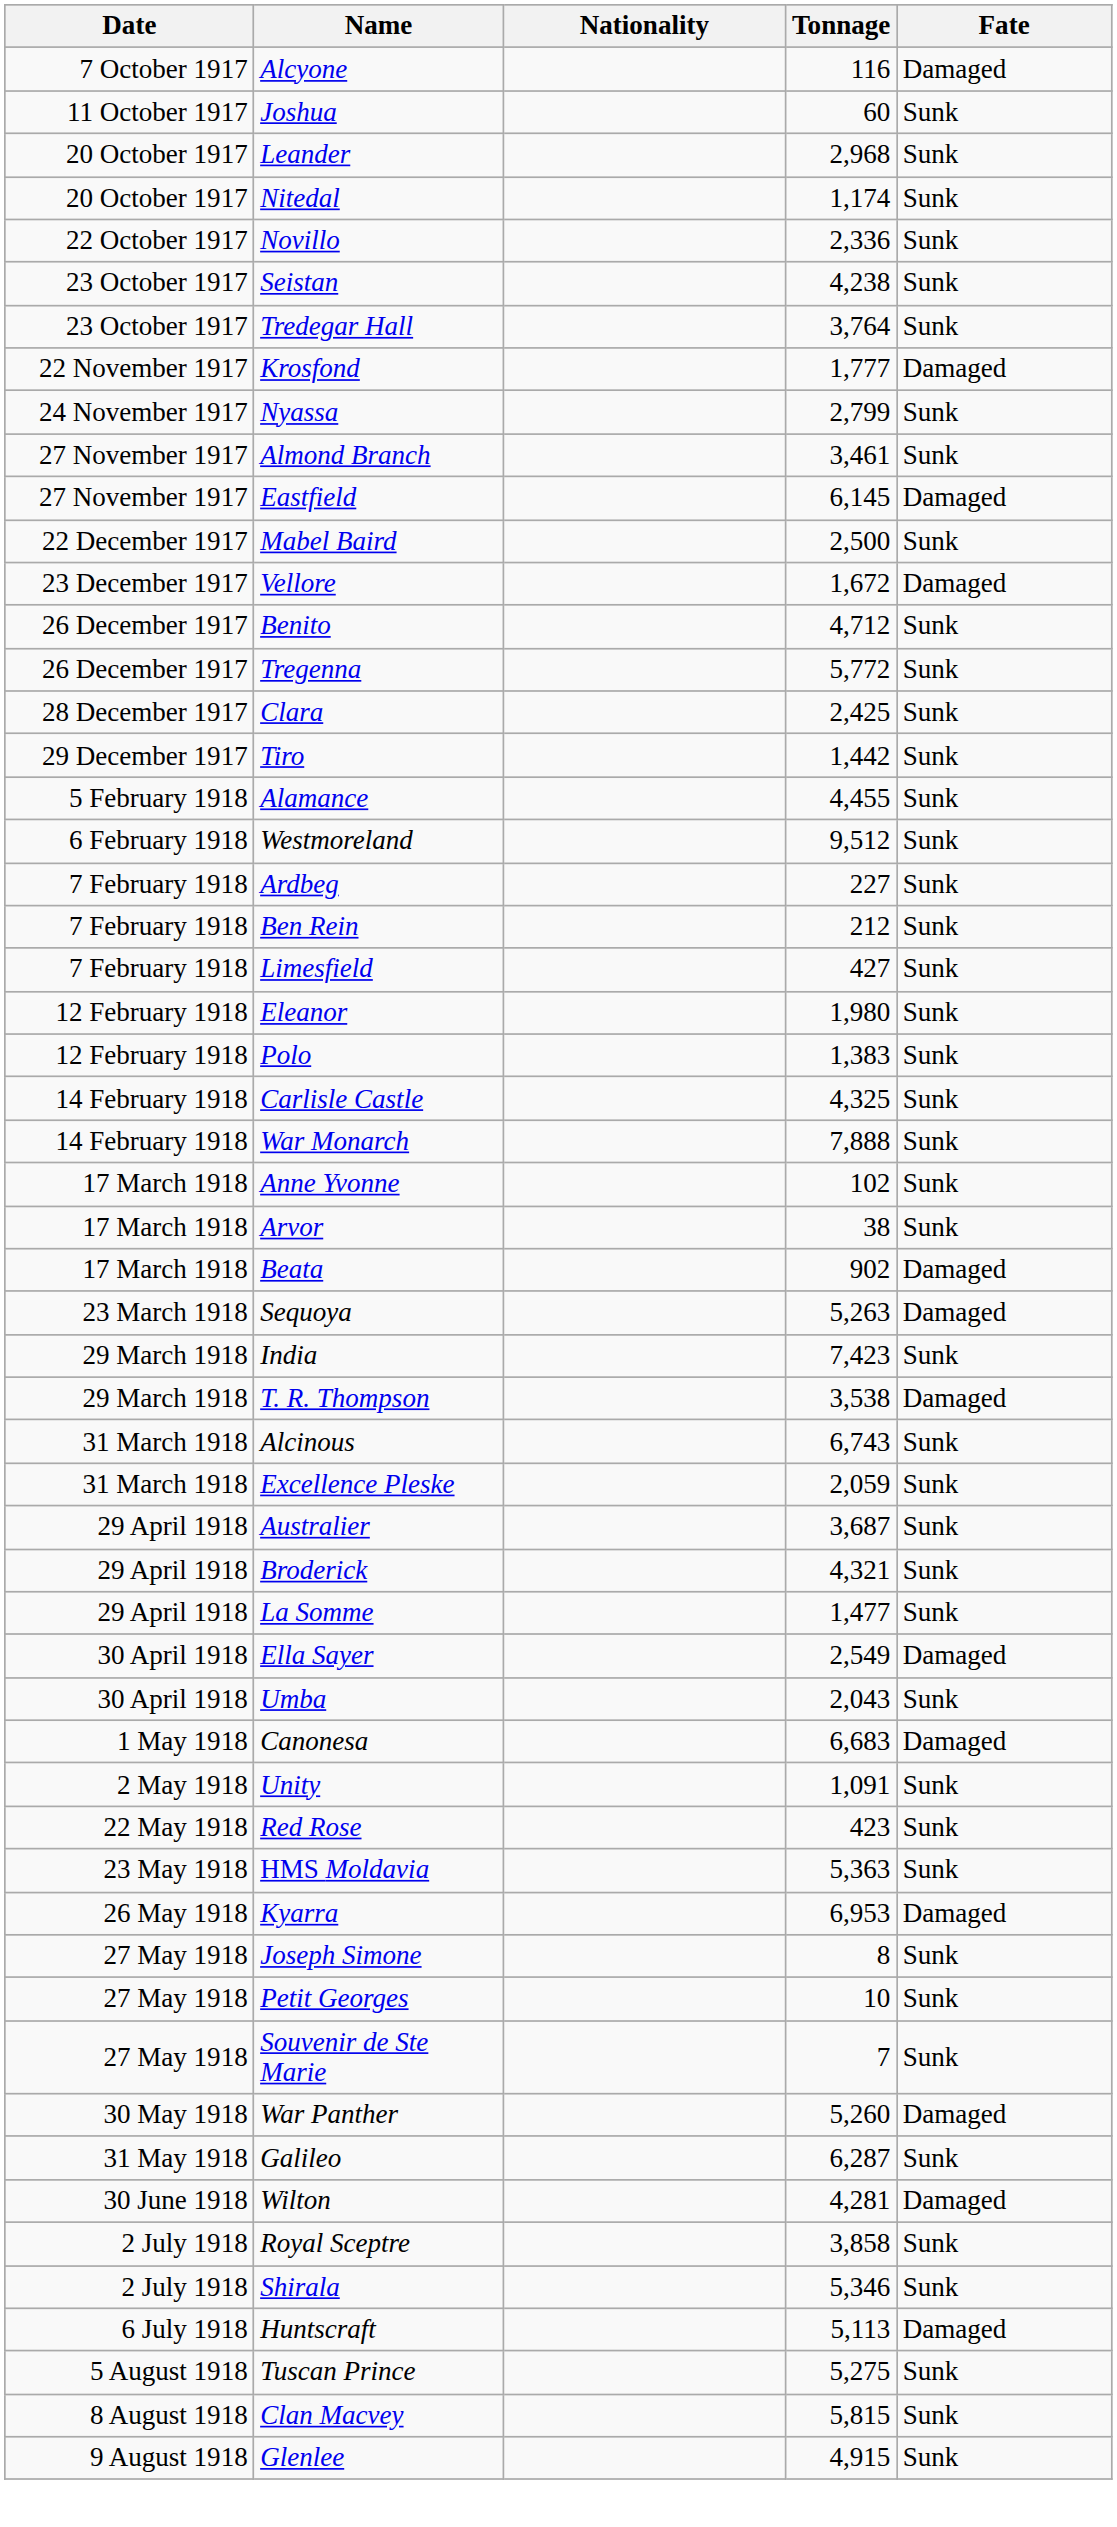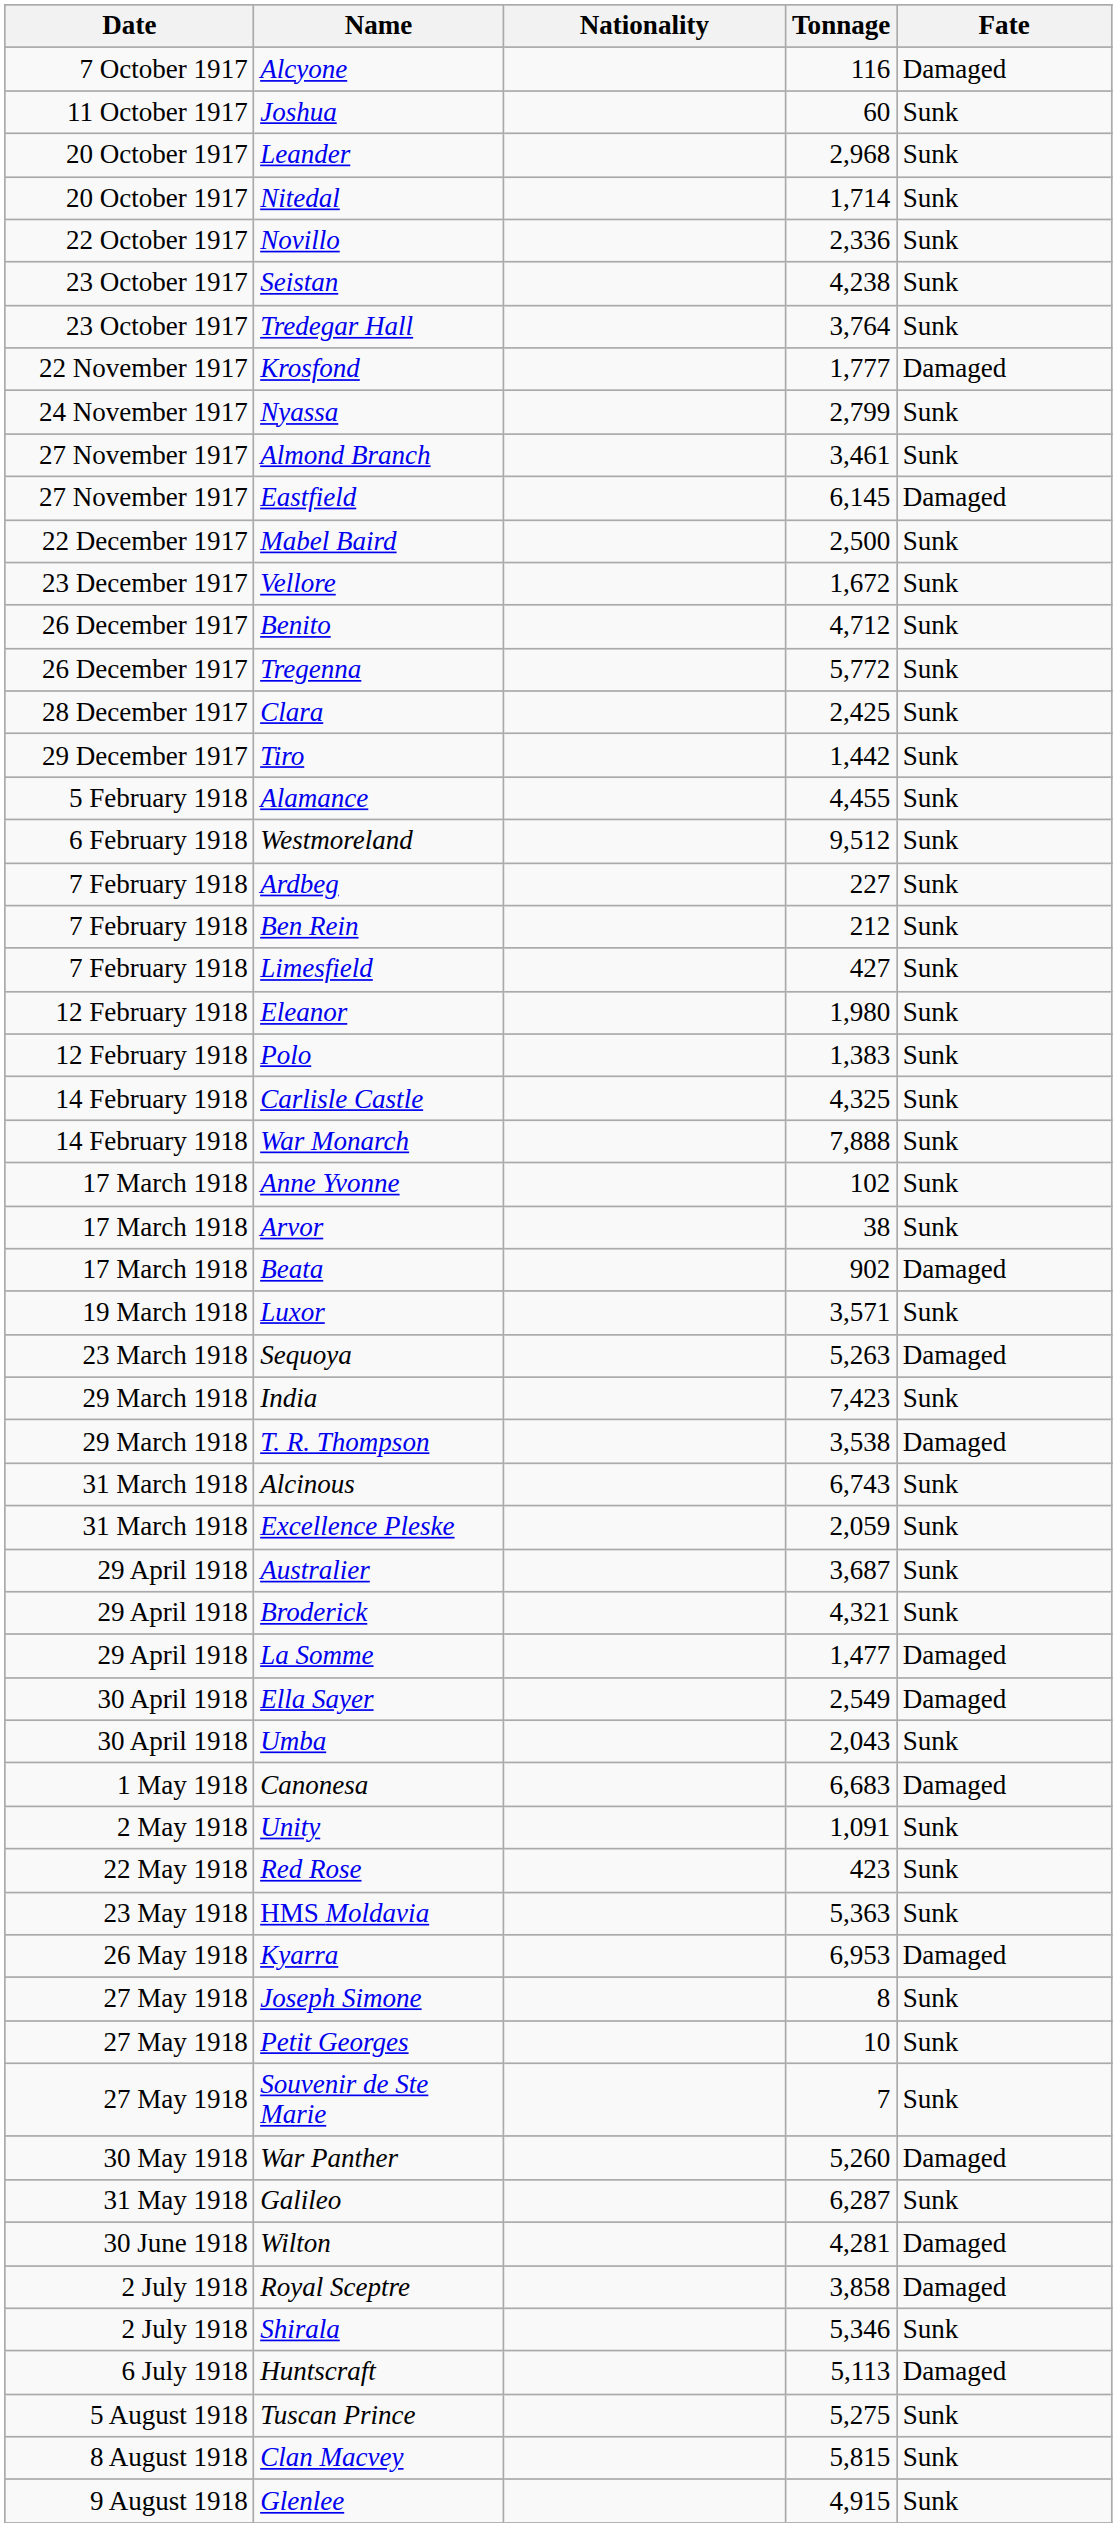(860, 197) 1,174 -> (860, 197) 1,714
(955, 583) Damaged -> (931, 583) Sunk
+ row: (292, 1312)
(931, 1612) Sunk -> (955, 1655) Damaged
(931, 2243) Sunk -> (955, 2286) Damaged
